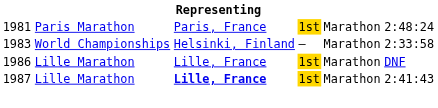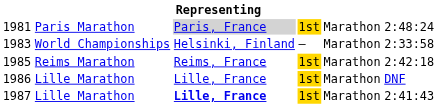(220, 27) no background -> (220, 27) lightgrey background
+ row: (17, 61)
